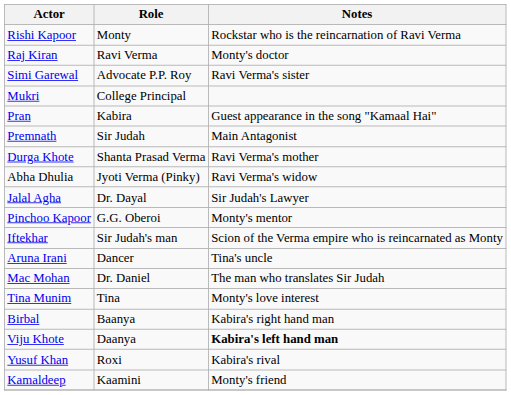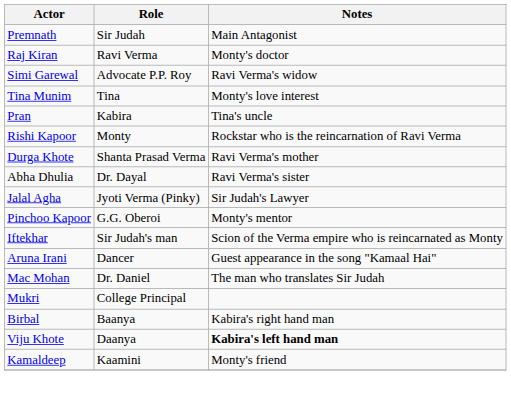rows swapped: (42, 34) <-> (32, 136)
(260, 75) Ravi Verma's sister -> (264, 75) Ravi Verma's widow
rows swapped: (39, 298) <-> (23, 95)
(324, 116) Guest appearance in the song "Kamaal Hai" -> (242, 116) Tina's uncle
(148, 177) Jyoti Verma (Pinky) -> (122, 177) Dr. Dayal
(264, 177) Ravi Verma's widow -> (260, 177) Ravi Verma's sister
(122, 197) Dr. Dayal -> (148, 197) Jyoti Verma (Pinky)
(242, 258) Tina's uncle -> (324, 258) Guest appearance in the song "Kamaal Hai"
- row: (38, 359)
